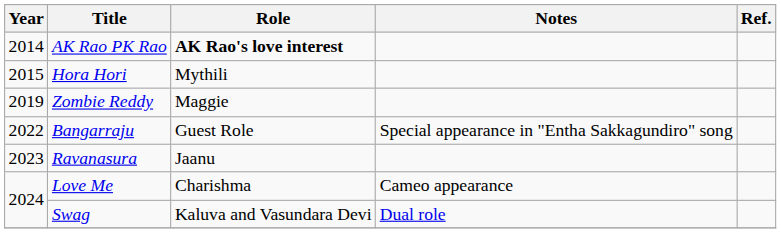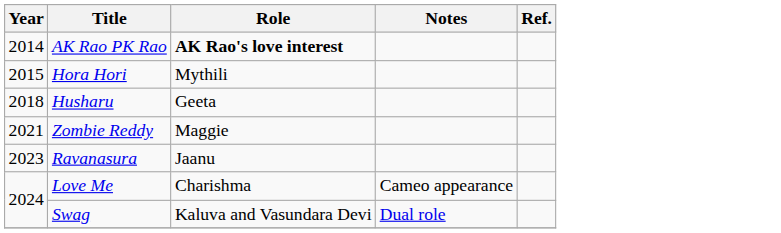+ row: (83, 102)
(26, 102) 2019 -> (26, 130) 2021
- row: (93, 130)
